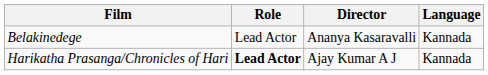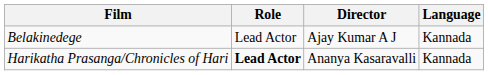(362, 37) Ananya Kasaravalli -> (352, 37) Ajay Kumar A J
(352, 59) Ajay Kumar A J -> (362, 59) Ananya Kasaravalli
